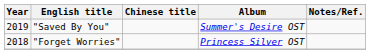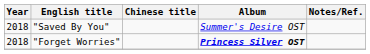(17, 27) 2019 -> (17, 27) 2018
(252, 41) normal -> (252, 41) bold
